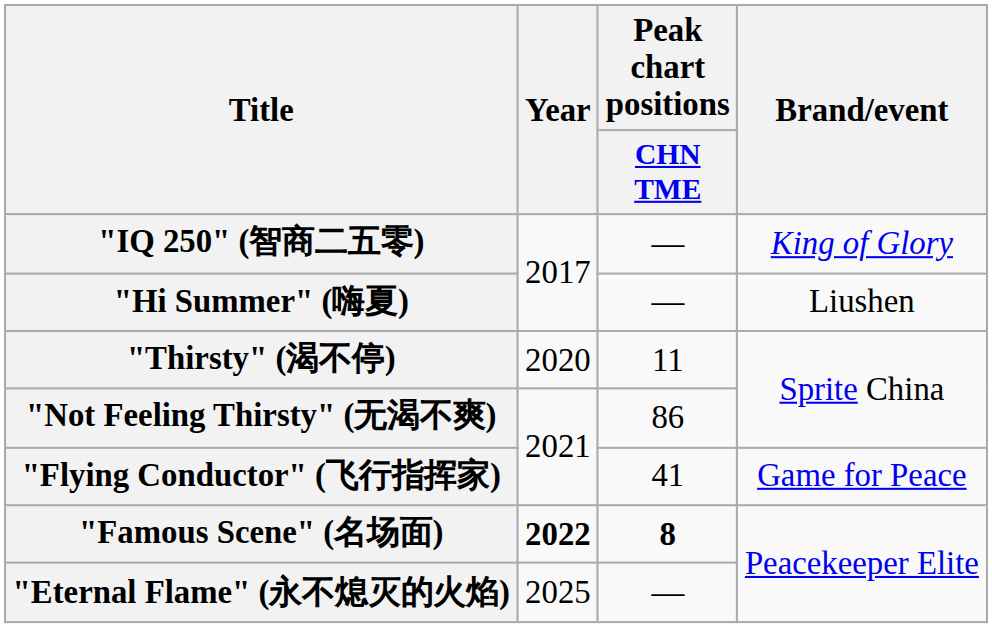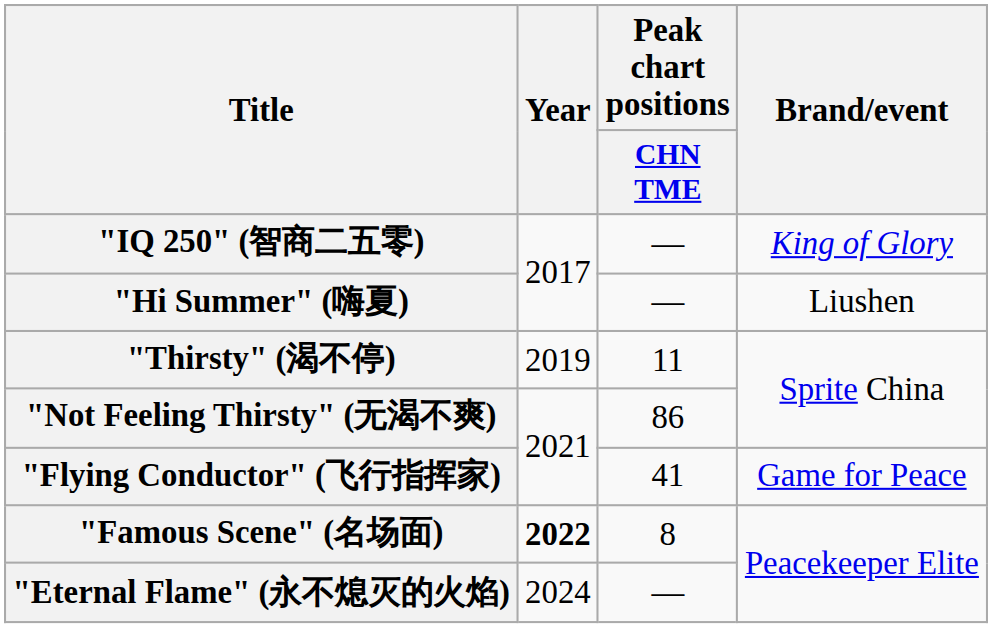(558, 359) 2020 -> (558, 359) 2019
(668, 533) bold -> (668, 533) normal
(558, 591) 2025 -> (558, 591) 2024
